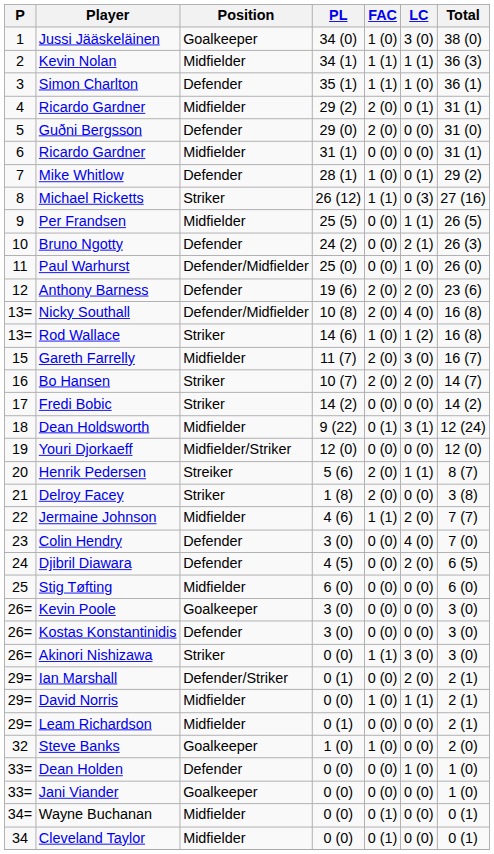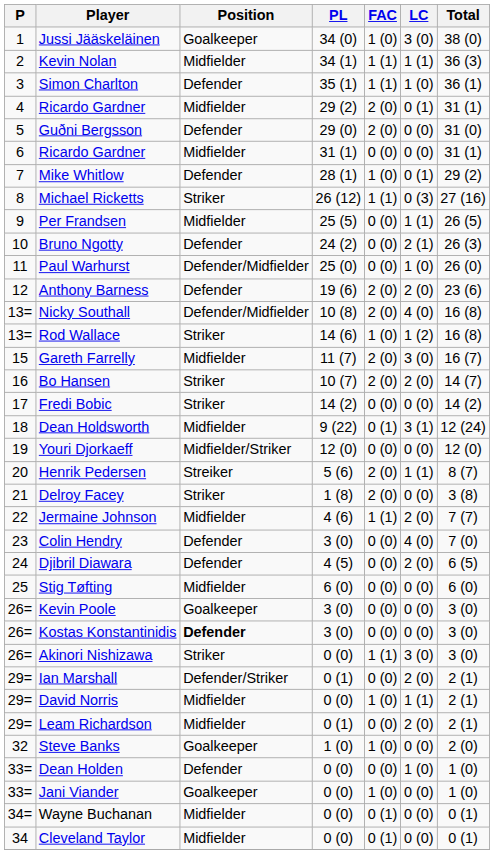(213, 632) normal -> (214, 632) bold
(419, 723) 0 (0) -> (419, 723) 2 (0)
(383, 792) 0 (0) -> (383, 792) 1 (0)
